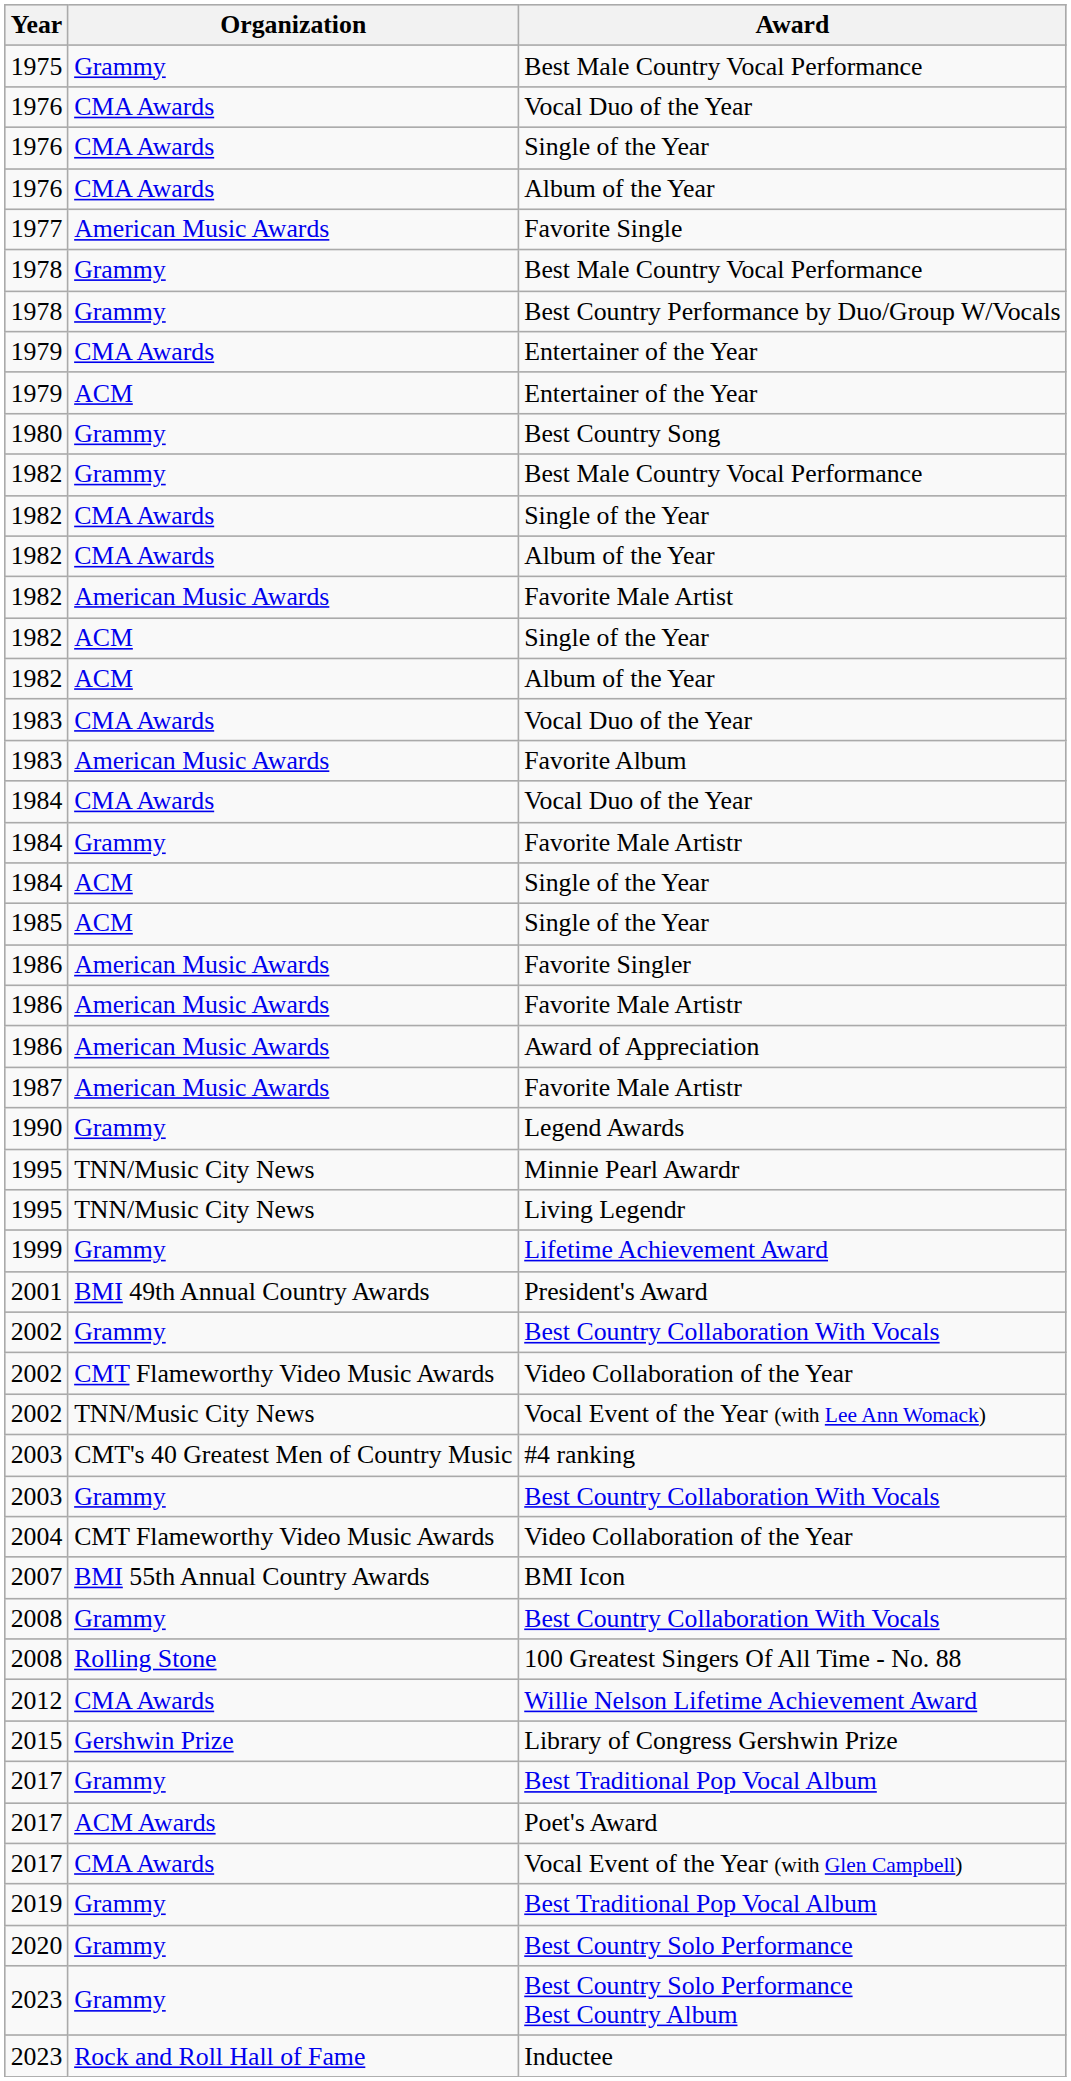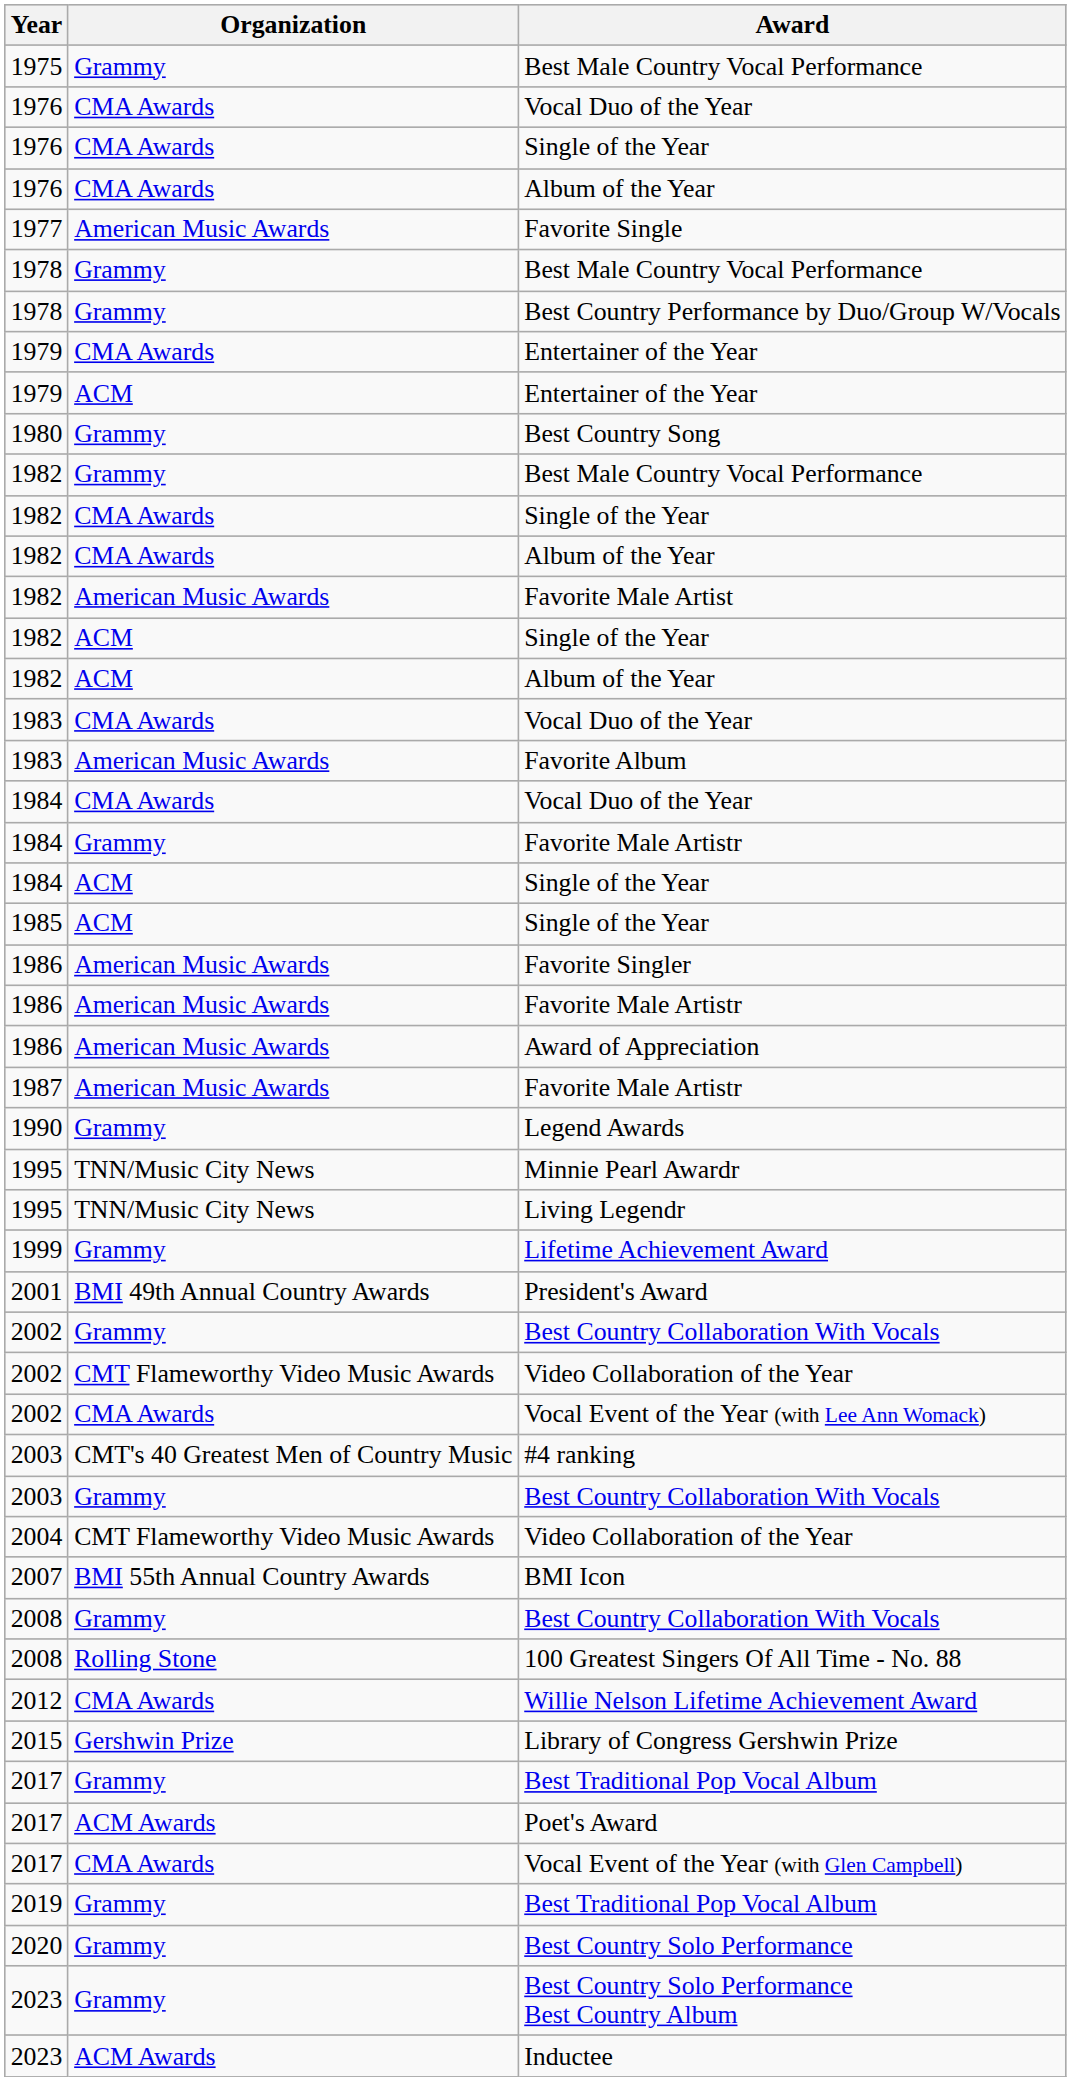(194, 1413) TNN/Music City News -> (144, 1413) CMA Awards
(220, 2055) Rock and Roll Hall of Fame -> (145, 2055) ACM Awards
